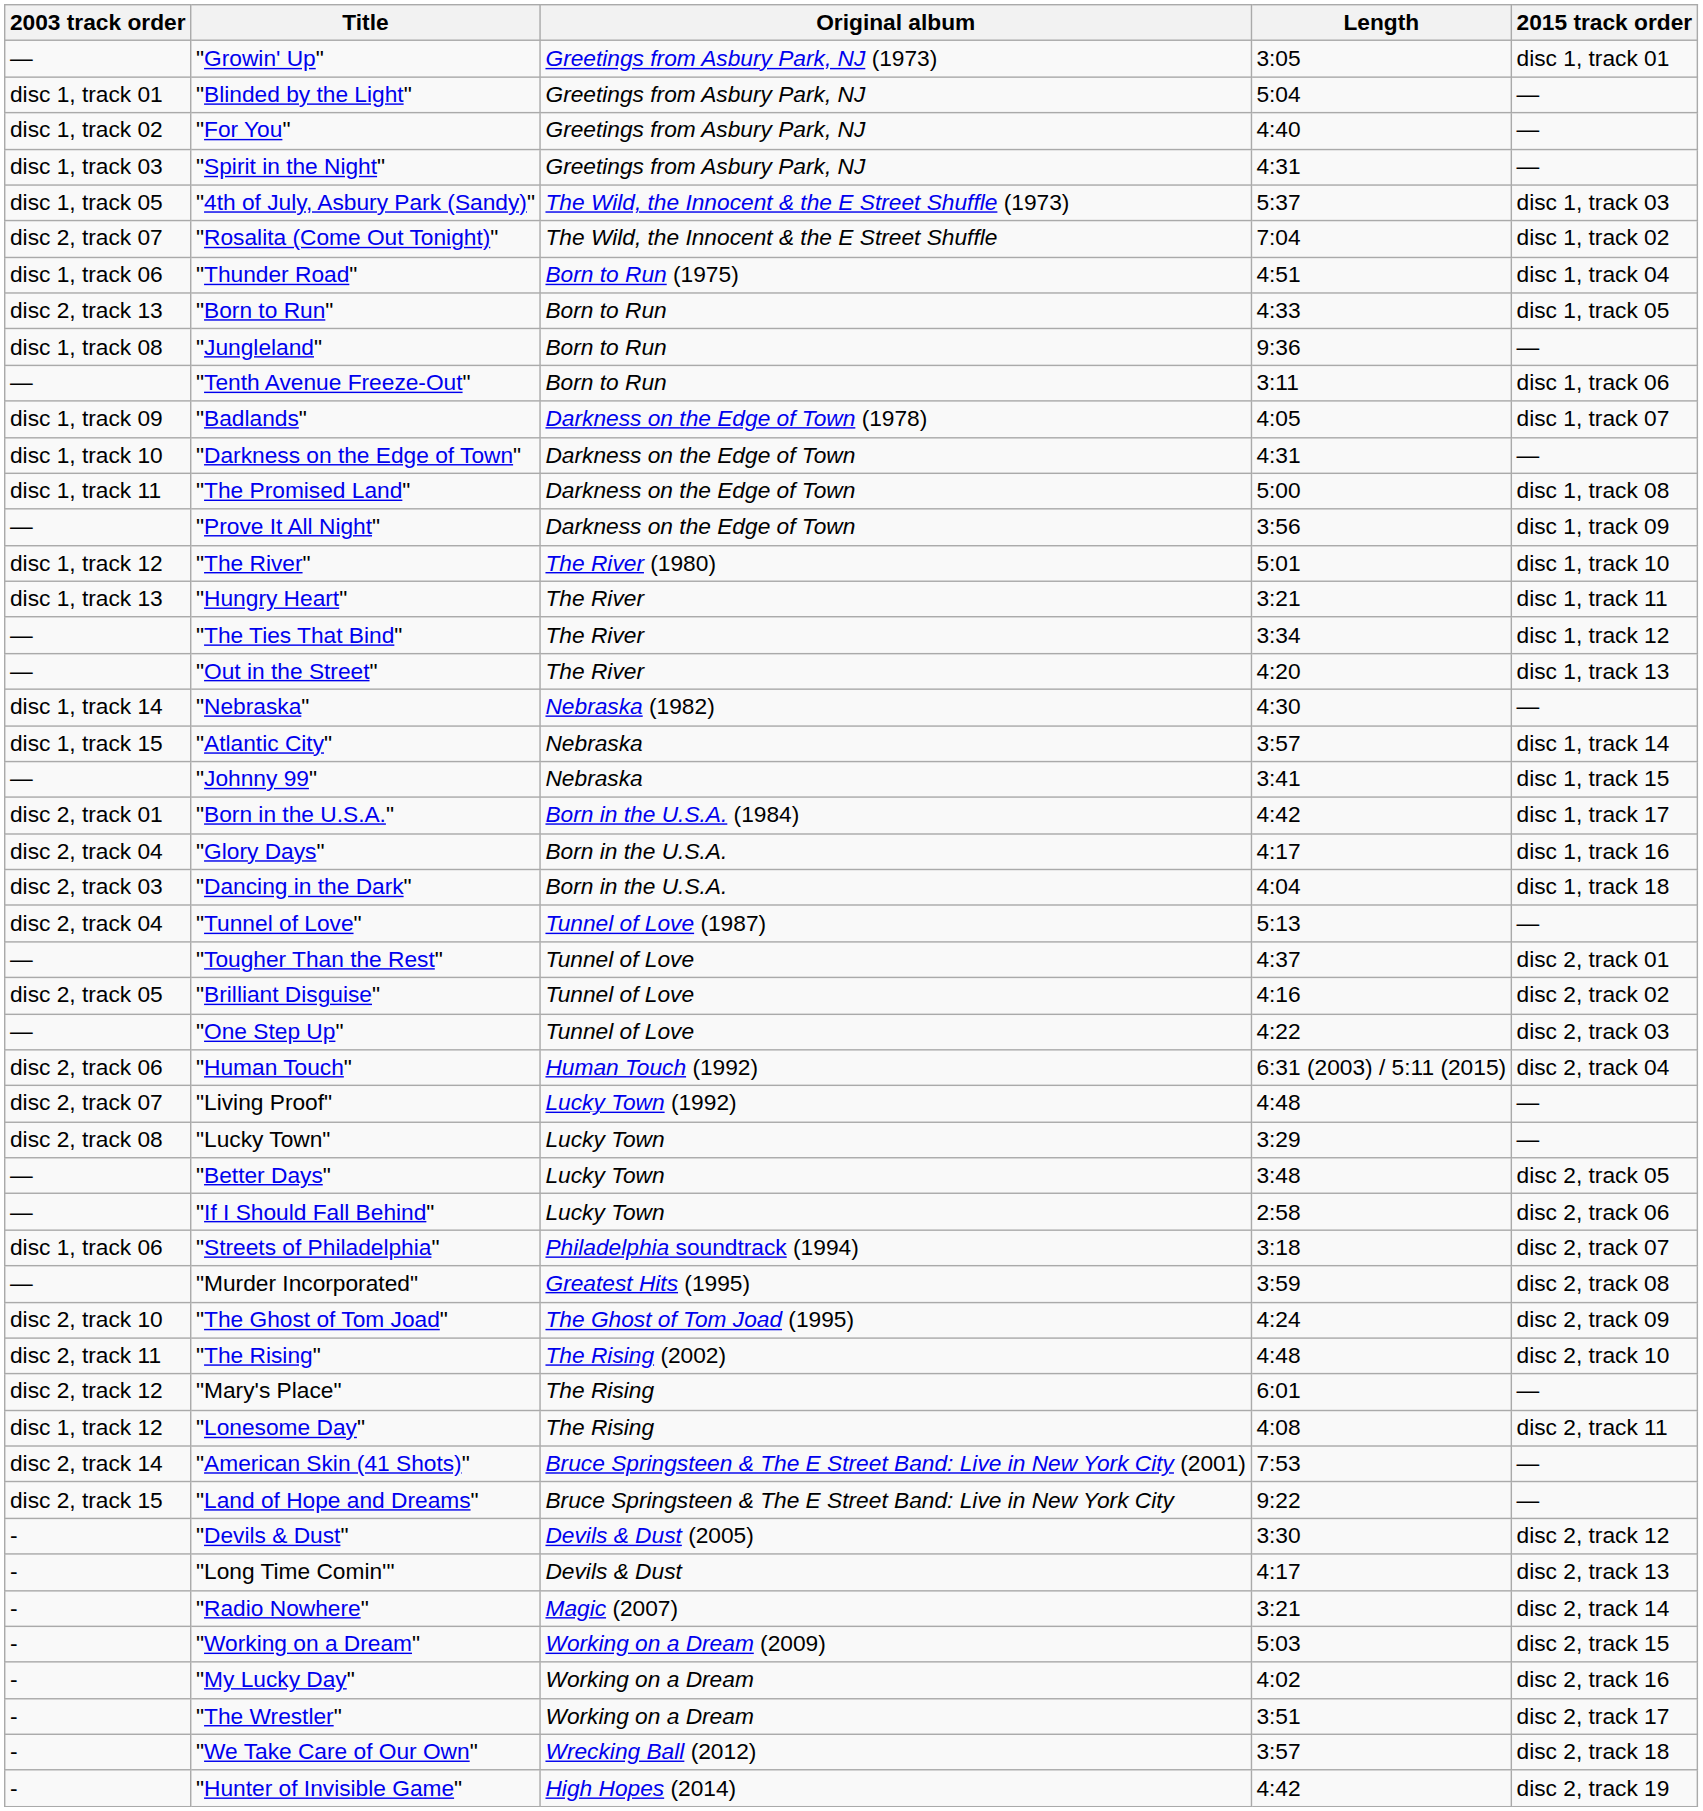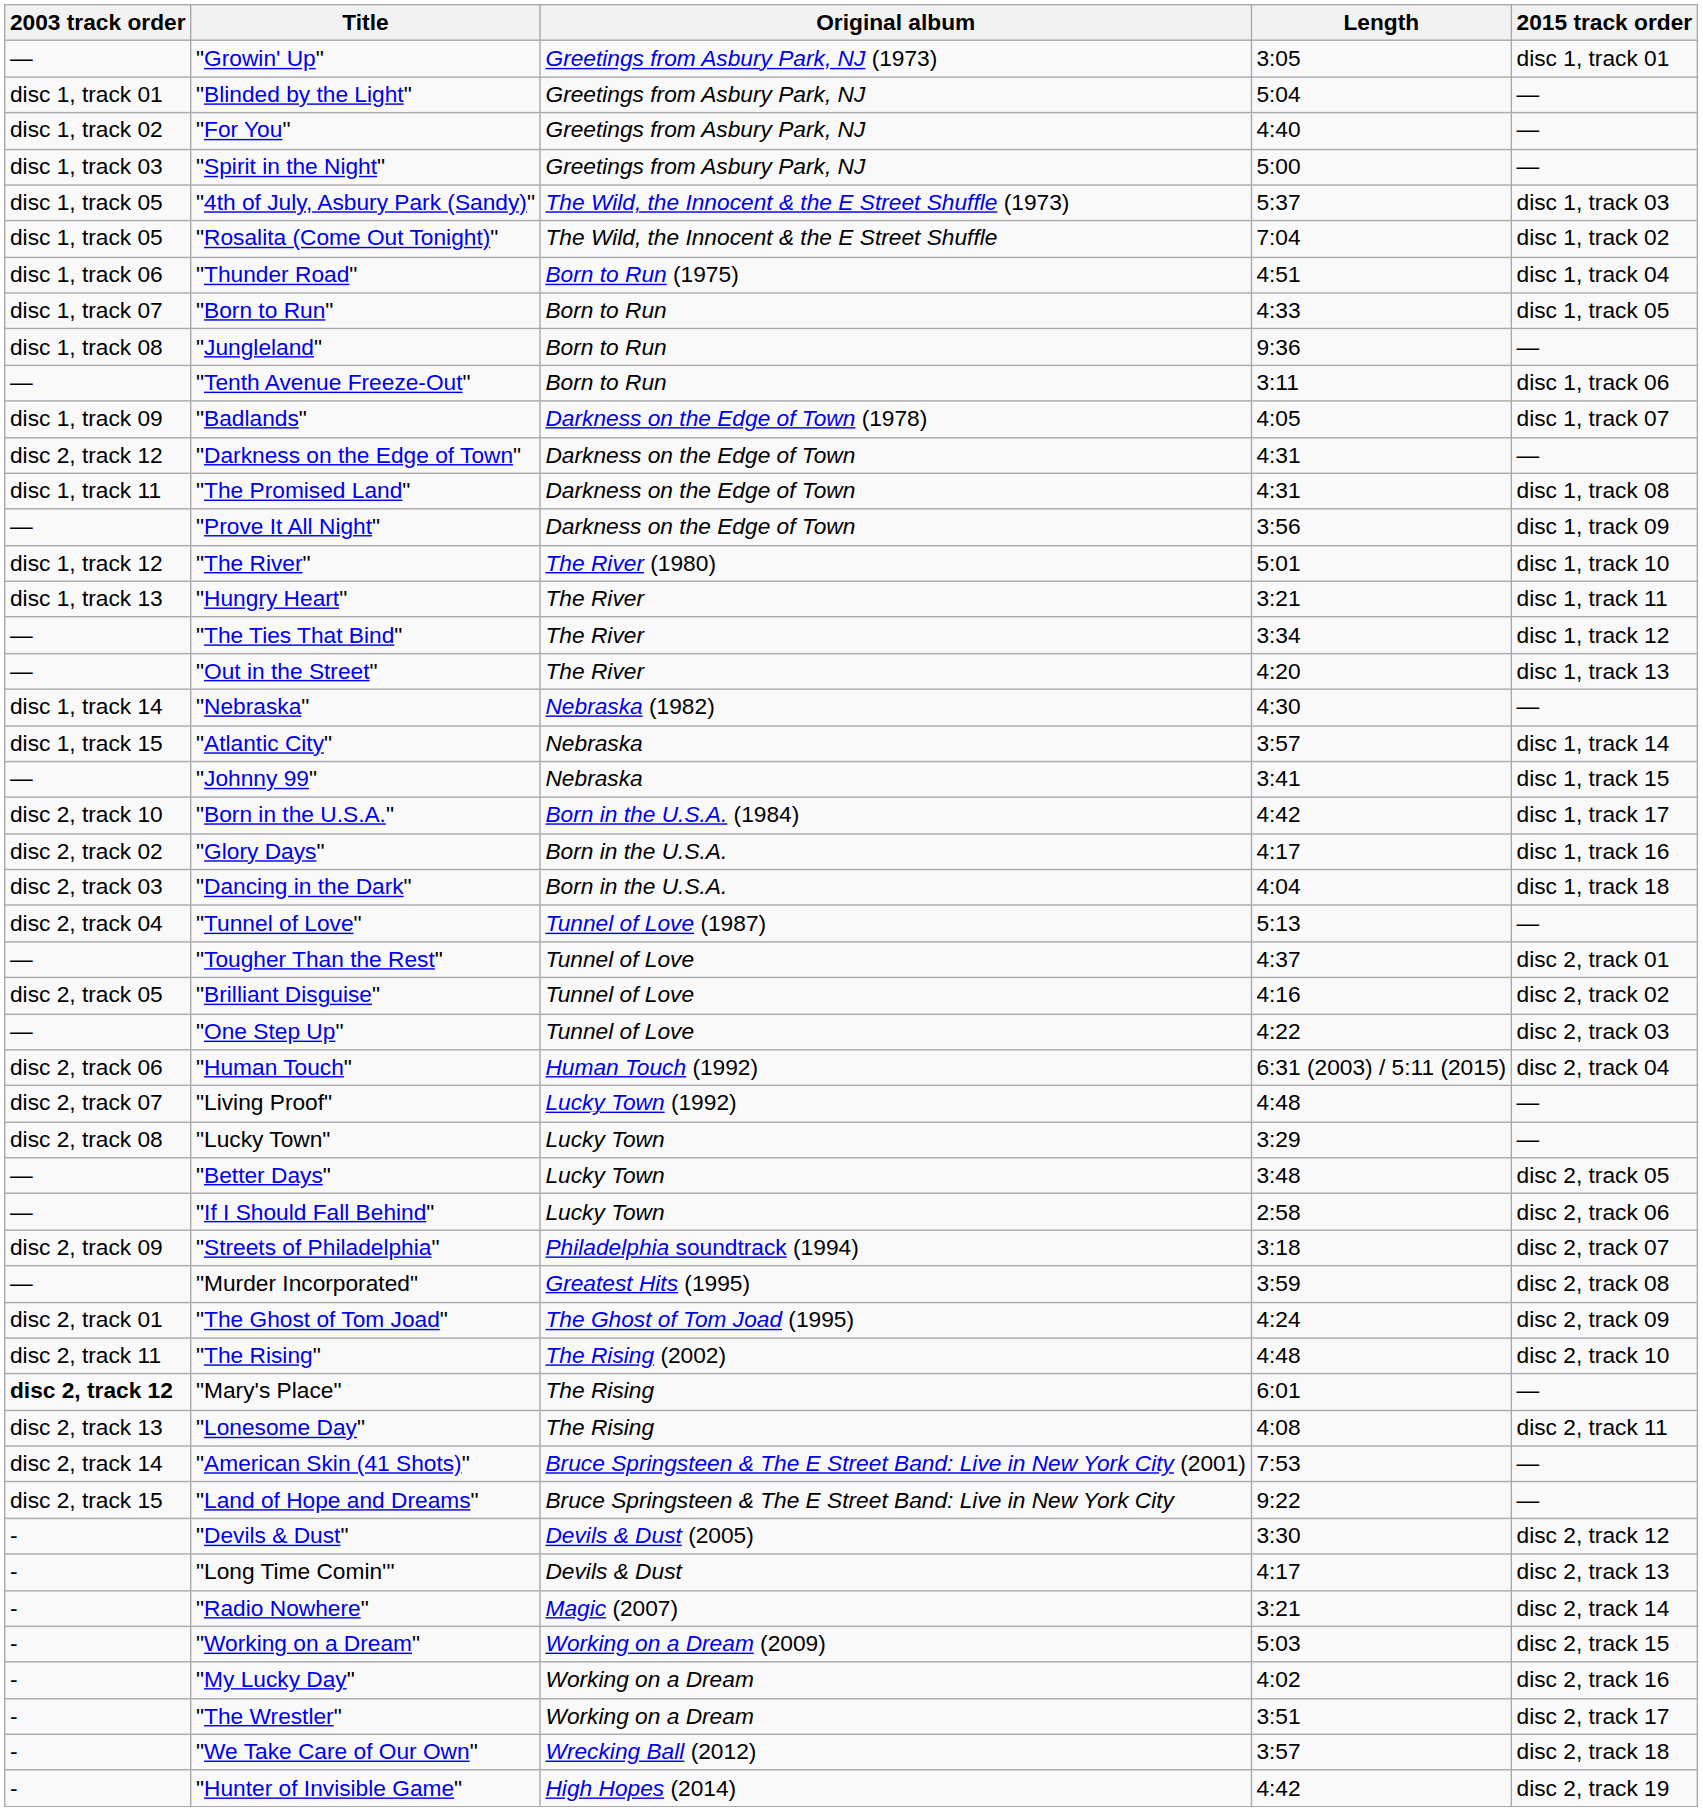(1279, 166) 4:31 -> (1279, 166) 5:00
(86, 238) disc 2, track 07 -> (86, 238) disc 1, track 05
(86, 310) disc 2, track 13 -> (86, 310) disc 1, track 07
(86, 454) disc 1, track 10 -> (86, 454) disc 2, track 12
(1279, 490) 5:00 -> (1279, 490) 4:31
(86, 815) disc 2, track 01 -> (86, 815) disc 2, track 10
(86, 851) disc 2, track 04 -> (86, 851) disc 2, track 02
(86, 1247) disc 1, track 06 -> (86, 1247) disc 2, track 09
(86, 1319) disc 2, track 10 -> (86, 1319) disc 2, track 01
(86, 1391) normal -> (91, 1391) bold
(86, 1427) disc 1, track 12 -> (86, 1427) disc 2, track 13
